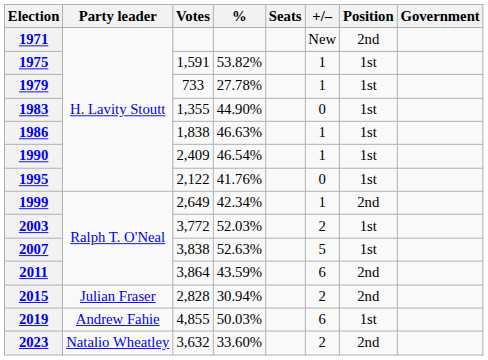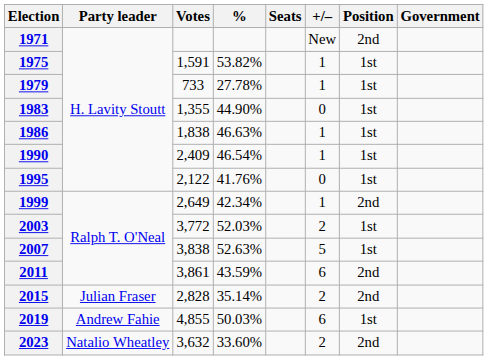(193, 272) 3,864 -> (193, 272) 3,861
(239, 296) 30.94% -> (239, 296) 35.14%
